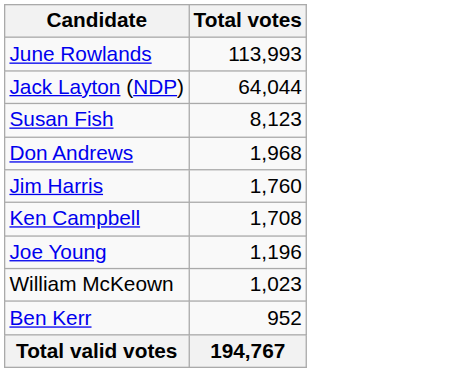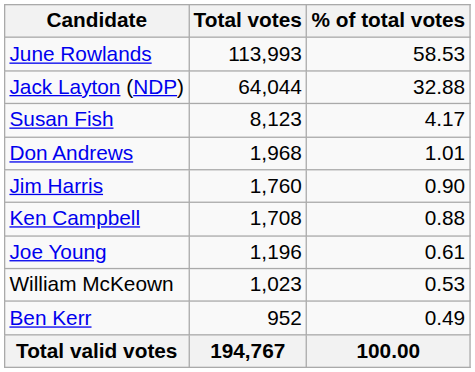+ column: (388, 20)
